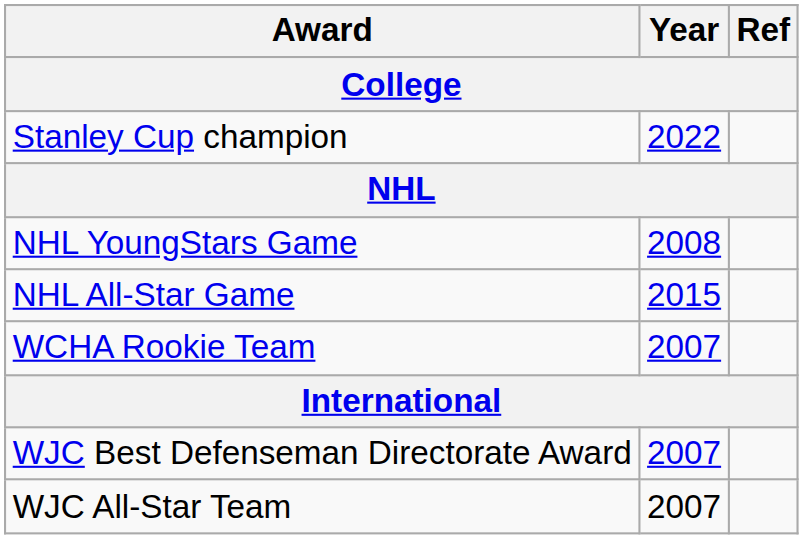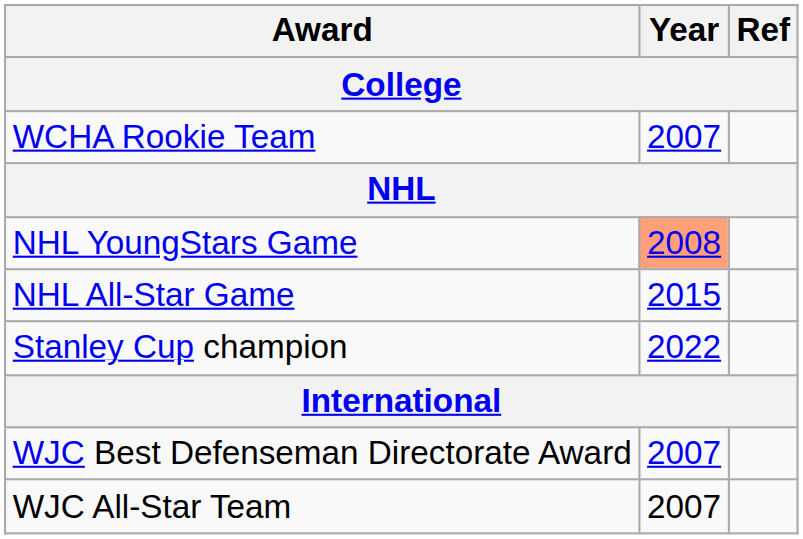rows swapped: (164, 347) <-> (180, 136)
(684, 242) no background -> (684, 242) lightsalmon background
